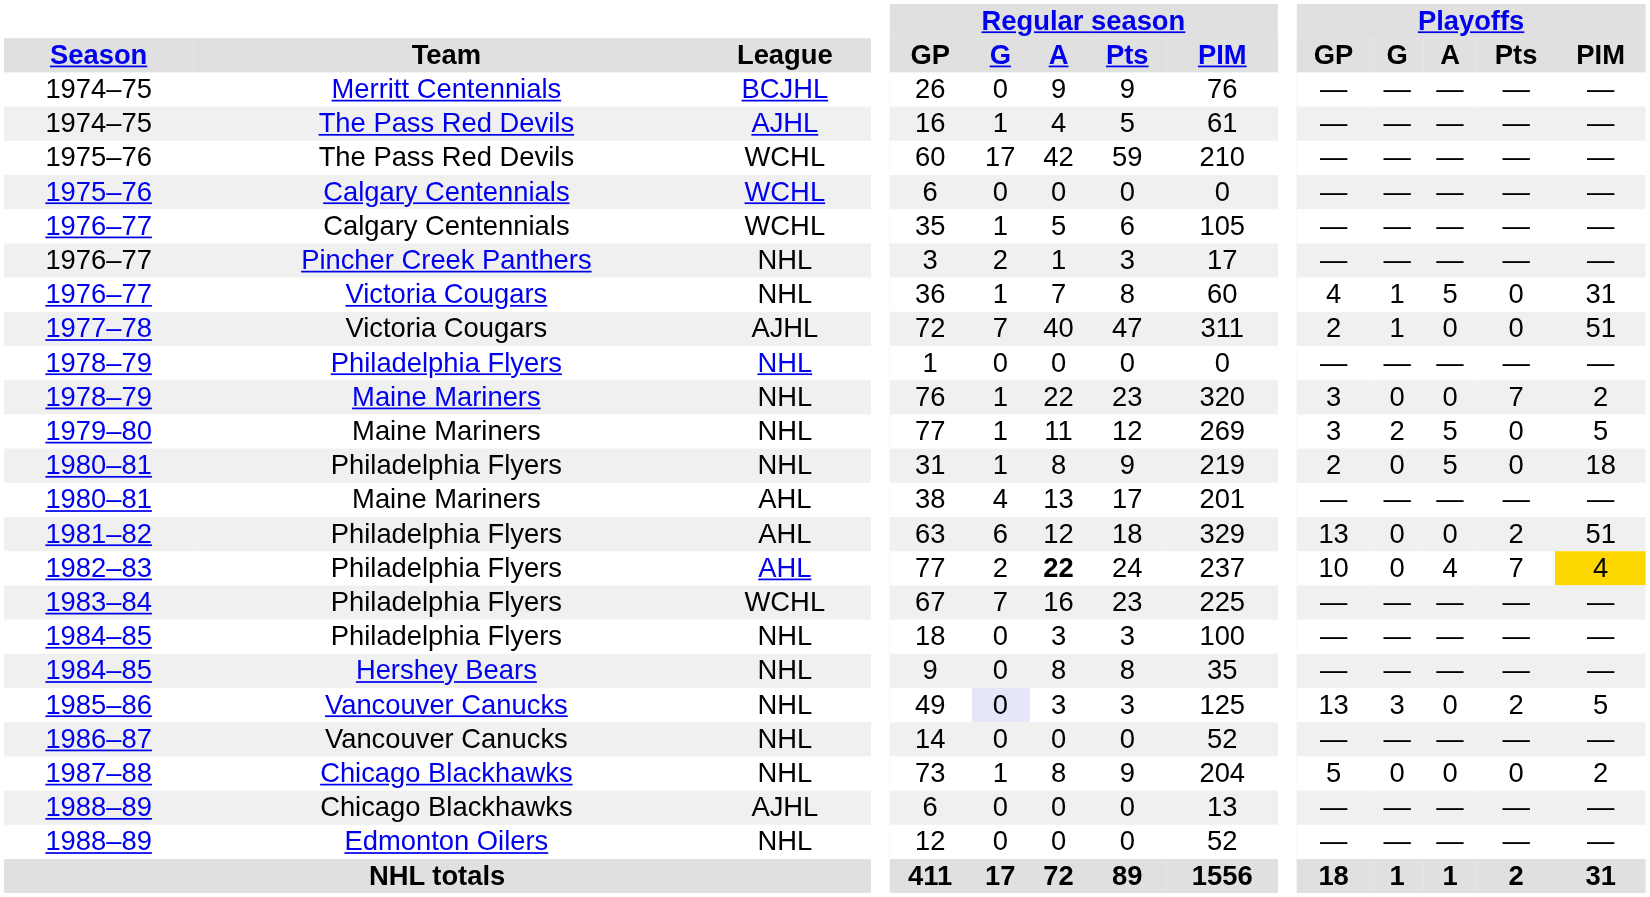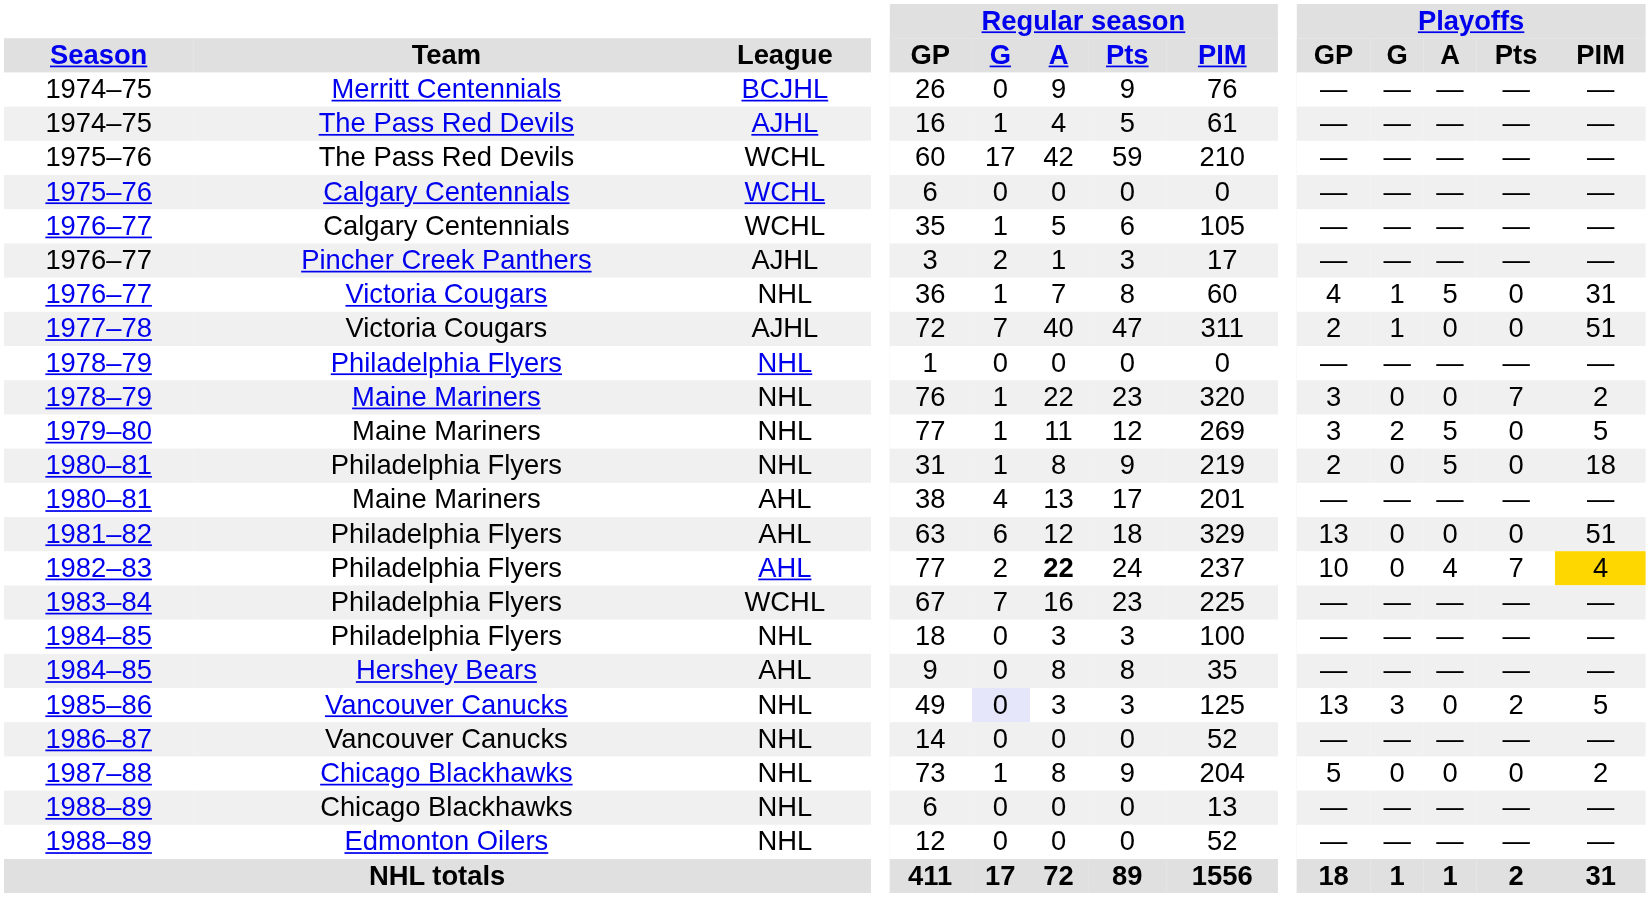(785, 260) NHL -> (785, 260) AJHL
(1516, 533) 2 -> (1516, 533) 0
(785, 670) NHL -> (785, 670) AHL
(785, 807) AJHL -> (785, 807) NHL
